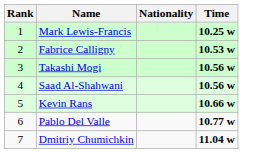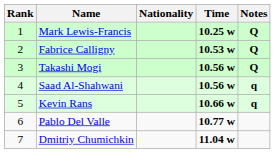+ column: (254, 13)
